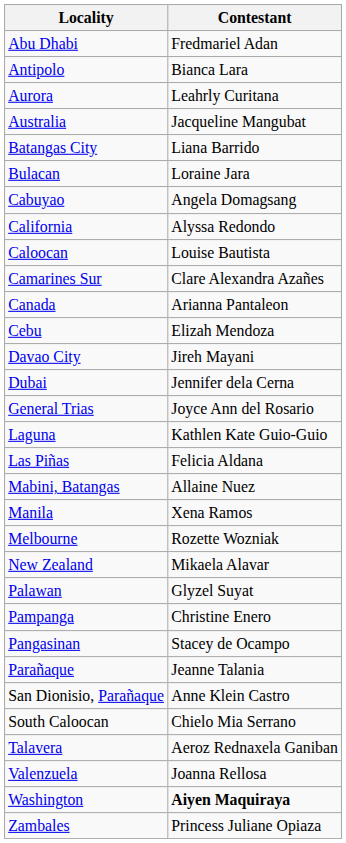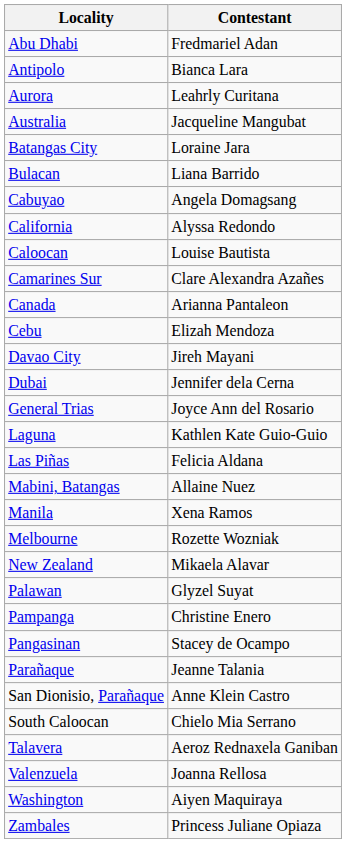(215, 148) Liana Barrido -> (211, 148) Loraine Jara
(211, 174) Loraine Jara -> (215, 174) Liana Barrido
(231, 799) bold -> (227, 799) normal
